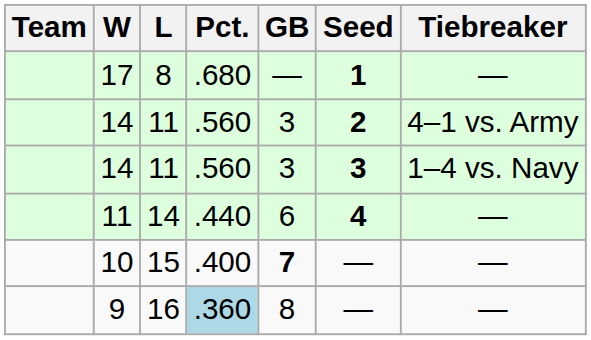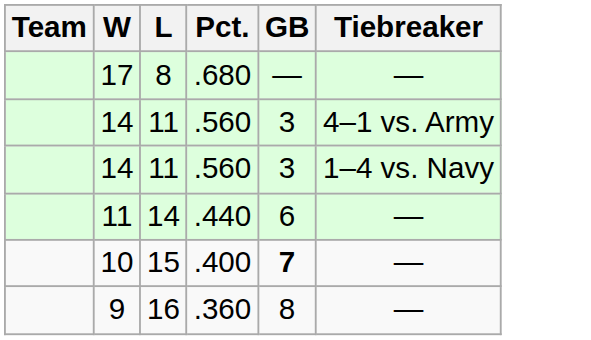- column: (358, 27)
(222, 309) lightblue background -> (222, 309) no background
